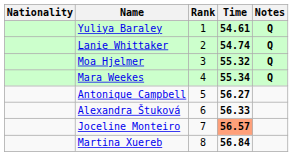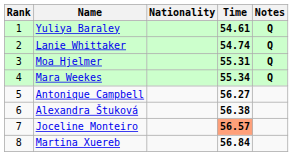columns swapped: (203, 13) <-> (40, 13)
(235, 61) 55.32 -> (235, 61) 55.31
(235, 110) 56.33 -> (235, 110) 56.38
